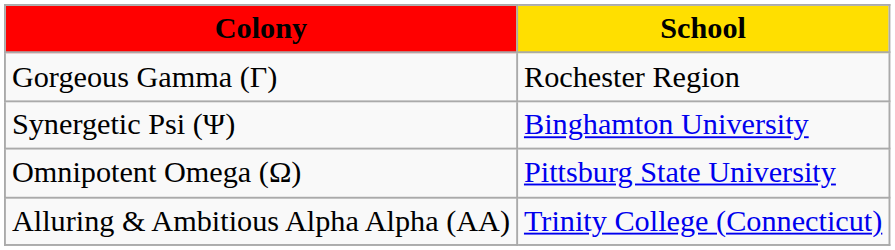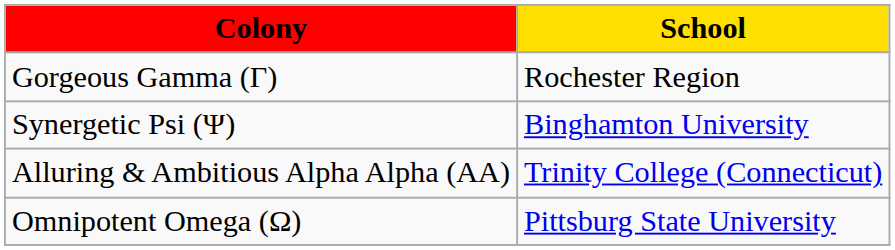rows swapped: (157, 172) <-> (261, 220)
